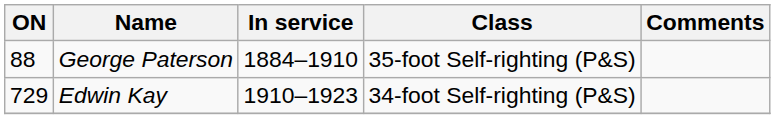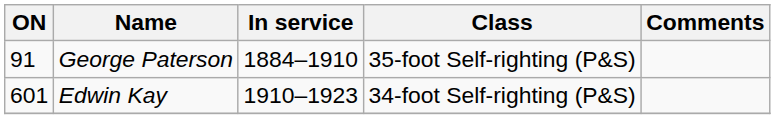(23, 58) 88 -> (23, 58) 91
(29, 95) 729 -> (29, 95) 601
